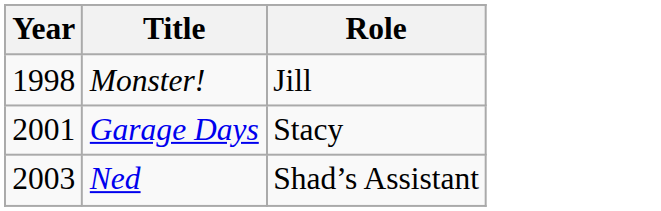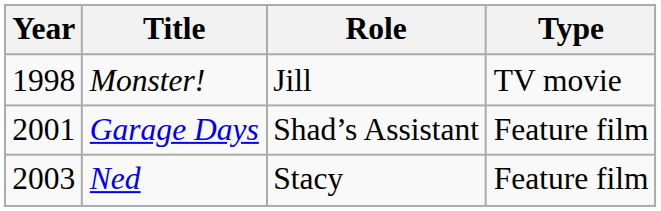+ column: (571, 29)
(308, 129) Stacy -> (376, 129) Shad’s Assistant
(376, 179) Shad’s Assistant -> (308, 179) Stacy
